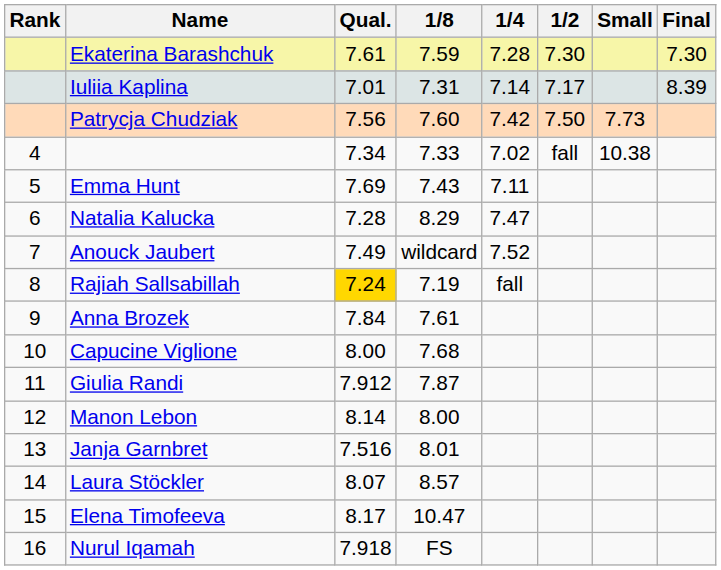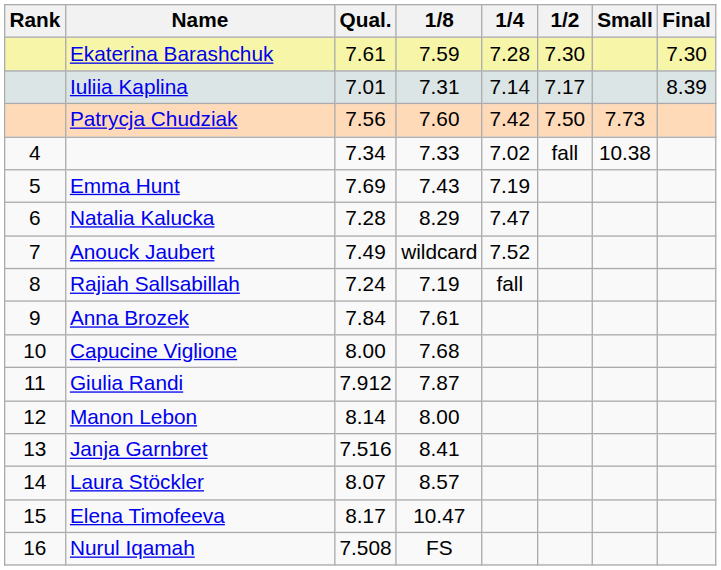(510, 185) 7.11 -> (510, 185) 7.19
(366, 284) gold background -> (366, 284) no background
(439, 449) 8.01 -> (439, 449) 8.41
(366, 548) 7.918 -> (366, 548) 7.508
